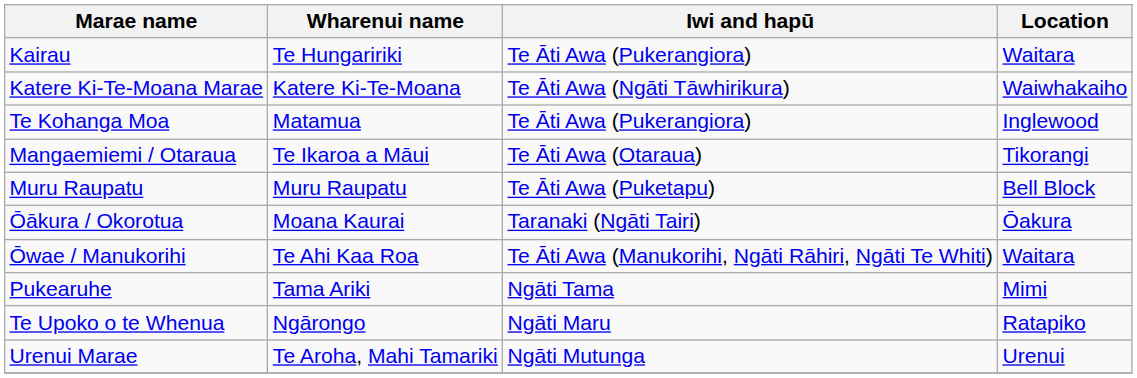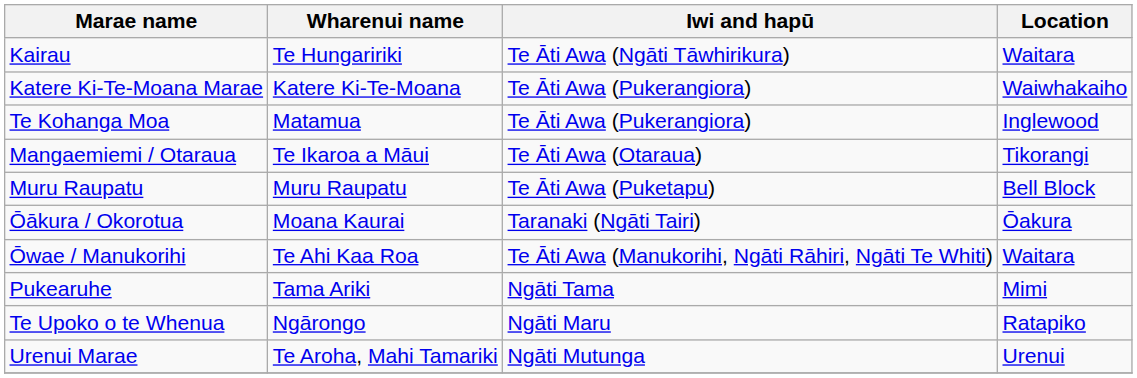(629, 54) Te Āti Awa (Pukerangiora) -> (649, 54) Te Āti Awa (Ngāti Tāwhirikura)
(649, 88) Te Āti Awa (Ngāti Tāwhirikura) -> (629, 88) Te Āti Awa (Pukerangiora)
